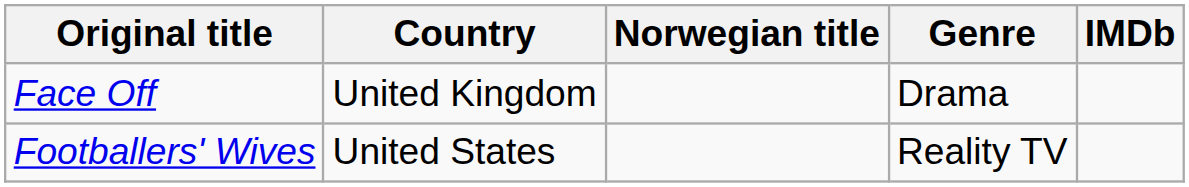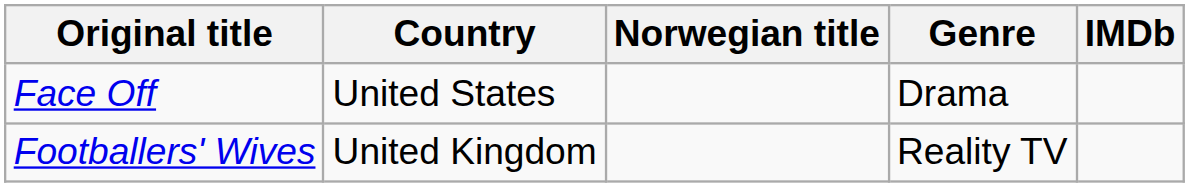(465, 92) United Kingdom -> (444, 92) United States
(444, 151) United States -> (465, 151) United Kingdom
